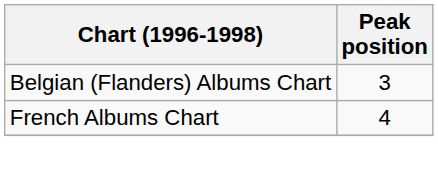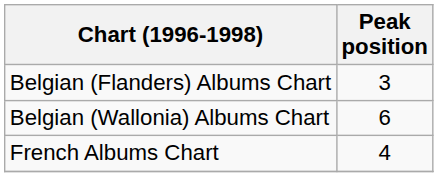+ row: (169, 117)
